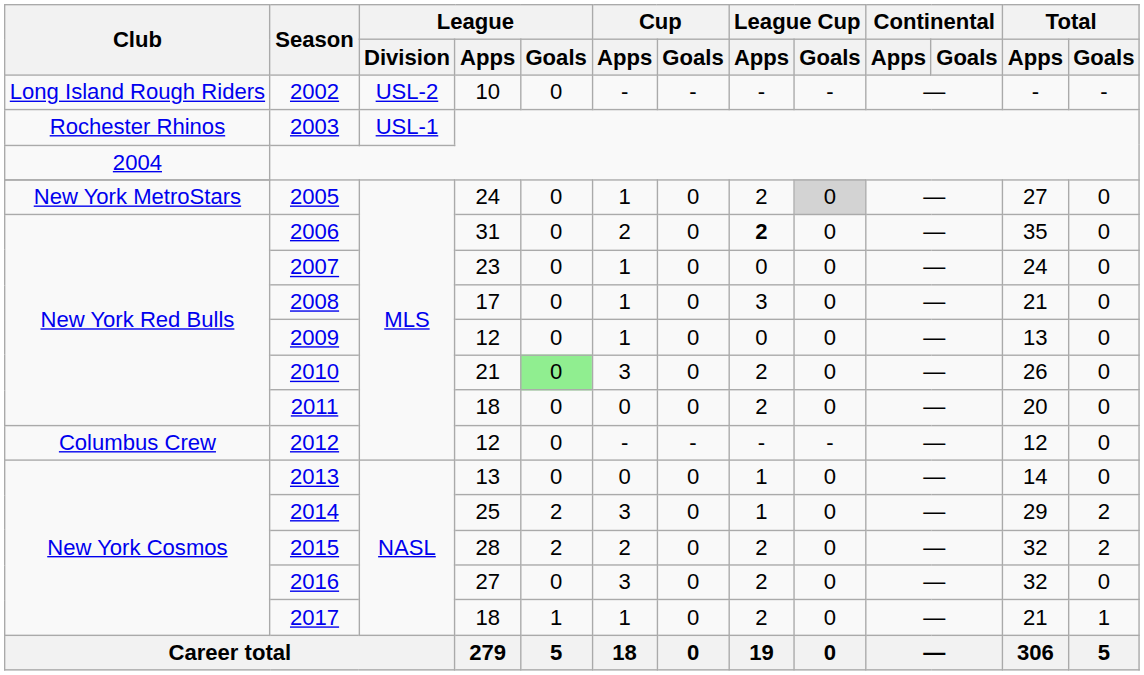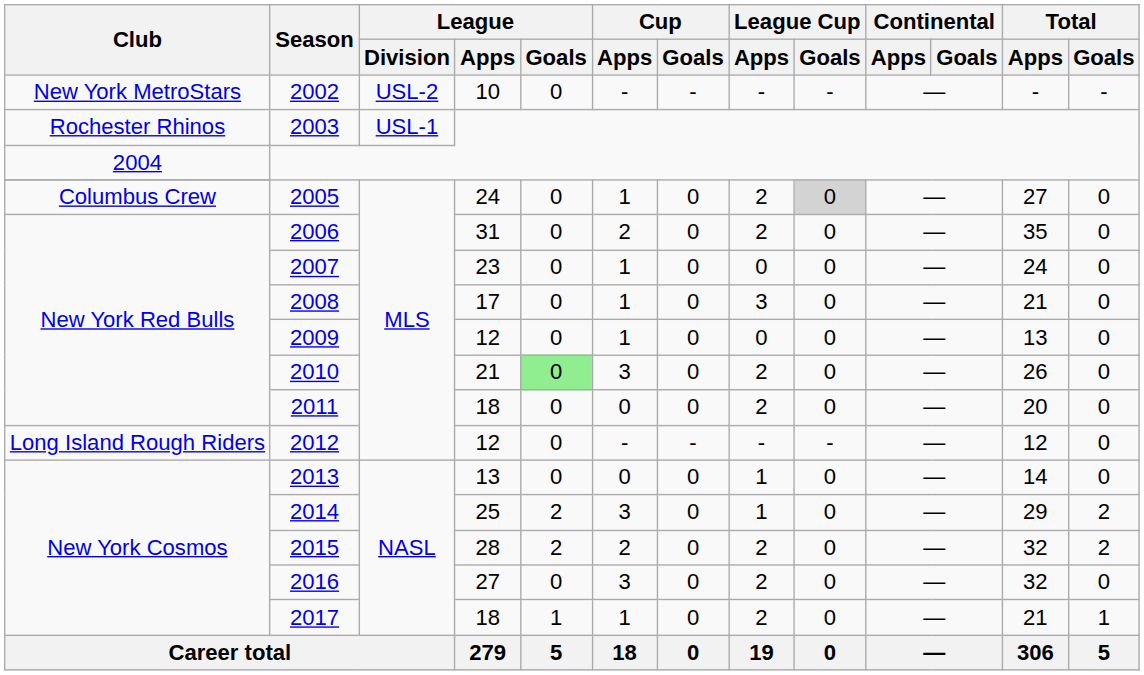(137, 92) Long Island Rough Riders -> (137, 92) New York MetroStars
(137, 197) New York MetroStars -> (137, 197) Columbus Crew
(762, 232) bold -> (762, 232) normal
(137, 442) Columbus Crew -> (137, 442) Long Island Rough Riders
